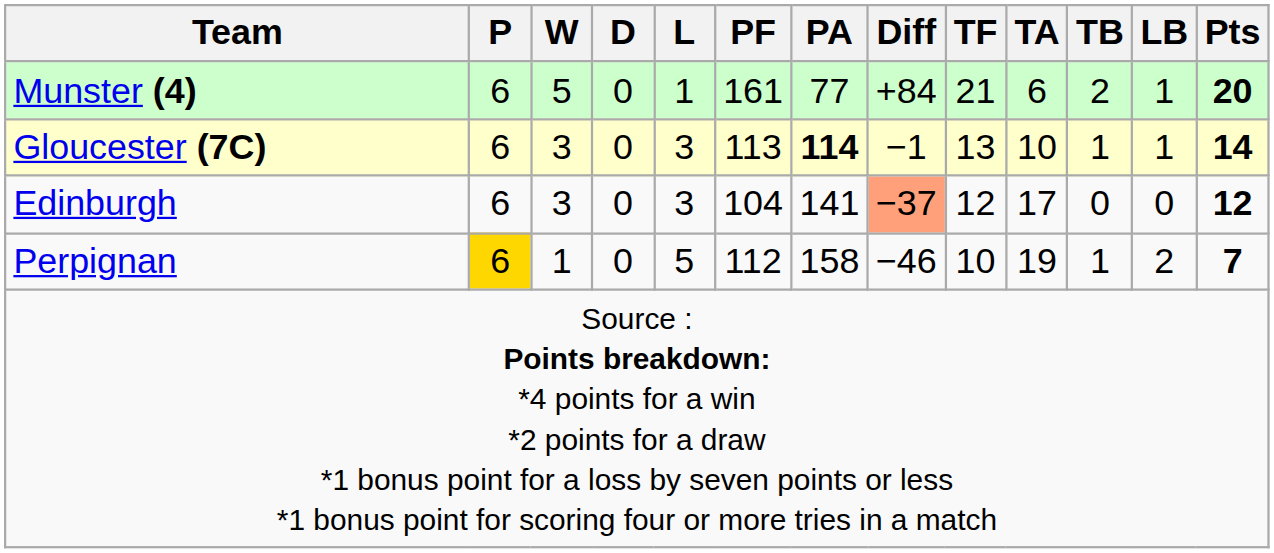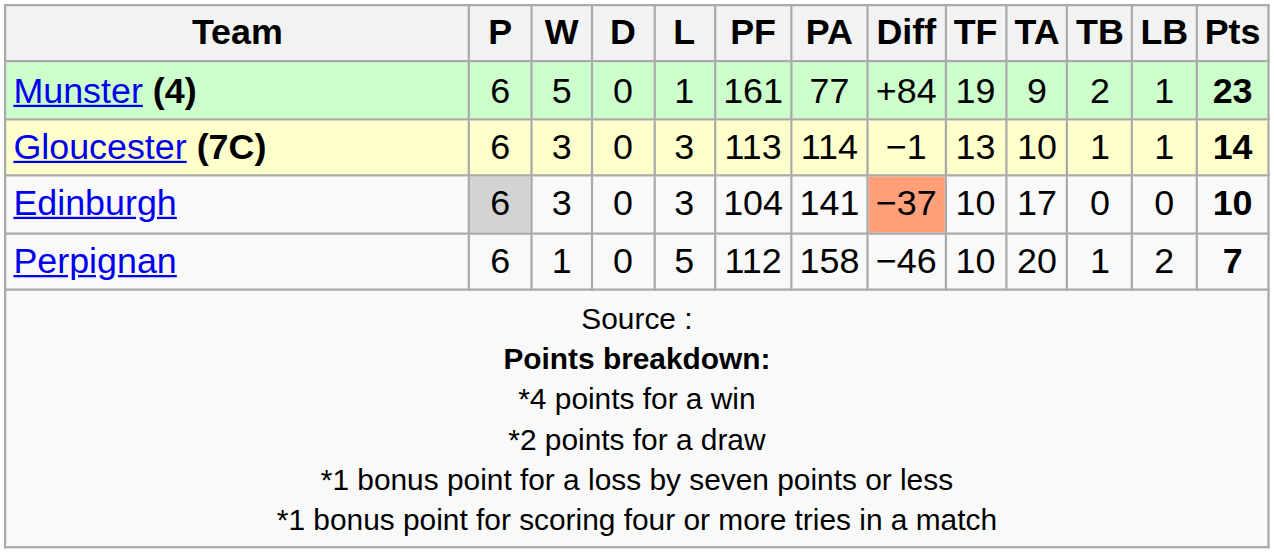(976, 89) 21 -> (976, 89) 19
(1037, 89) 6 -> (1037, 89) 9
(1233, 89) 20 -> (1233, 89) 23
(829, 146) bold -> (829, 146) normal
(500, 203) no background -> (500, 203) lightgrey background
(976, 203) 12 -> (976, 203) 10
(1233, 203) 12 -> (1233, 203) 10
(500, 260) gold background -> (500, 260) no background
(1037, 260) 19 -> (1037, 260) 20
